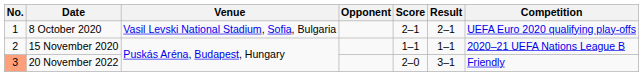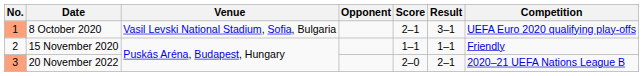(15, 29) no background -> (15, 29) lightsalmon background
(446, 29) 2–1 -> (446, 29) 3–1
(546, 46) 2020–21 UEFA Nations League B -> (486, 46) Friendly
(446, 63) 3–1 -> (446, 63) 2–1
(486, 63) Friendly -> (546, 63) 2020–21 UEFA Nations League B
